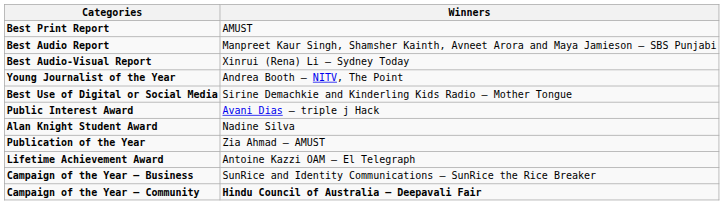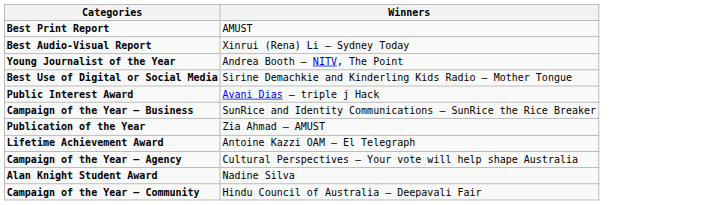- row: (58, 45)
rows swapped: (82, 127) <-> (100, 176)
+ row: (94, 159)
(352, 192) bold -> (352, 192) normal
